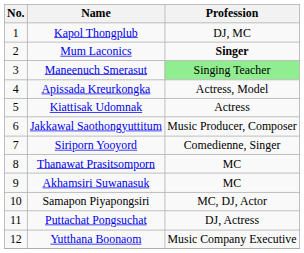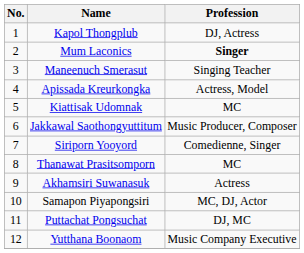(232, 32) DJ, MC -> (232, 32) DJ, Actress
(232, 70) lightgreen background -> (232, 70) no background
(232, 107) Actress -> (232, 107) MC
(232, 182) MC -> (232, 182) Actress
(232, 220) DJ, Actress -> (232, 220) DJ, MC
